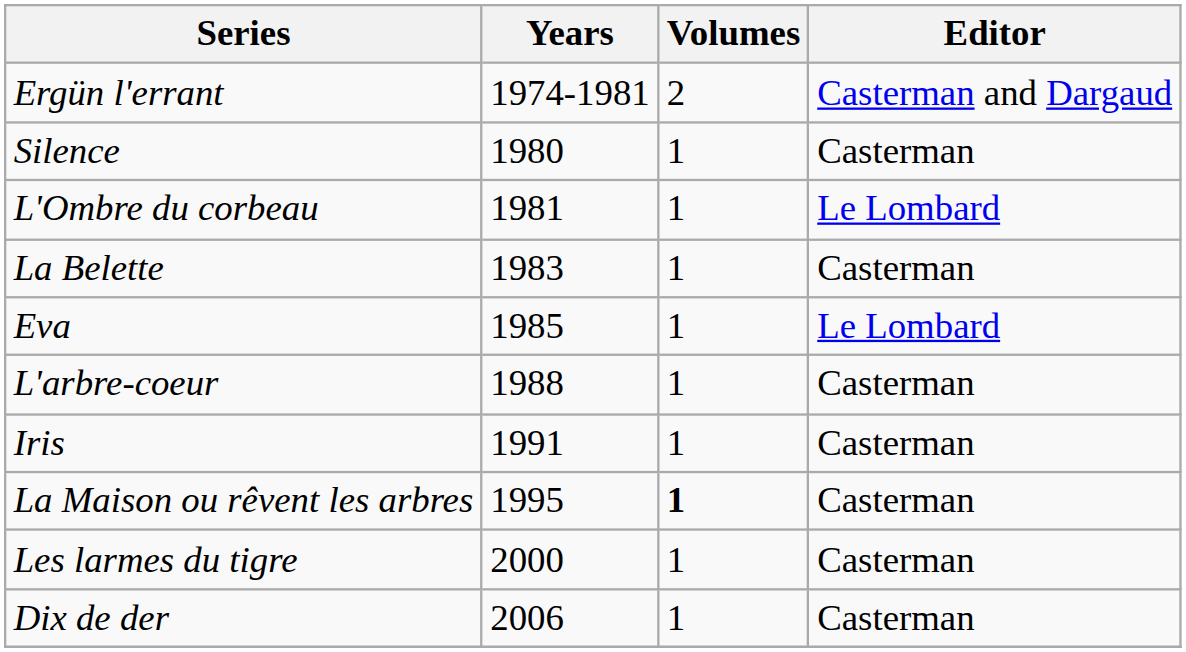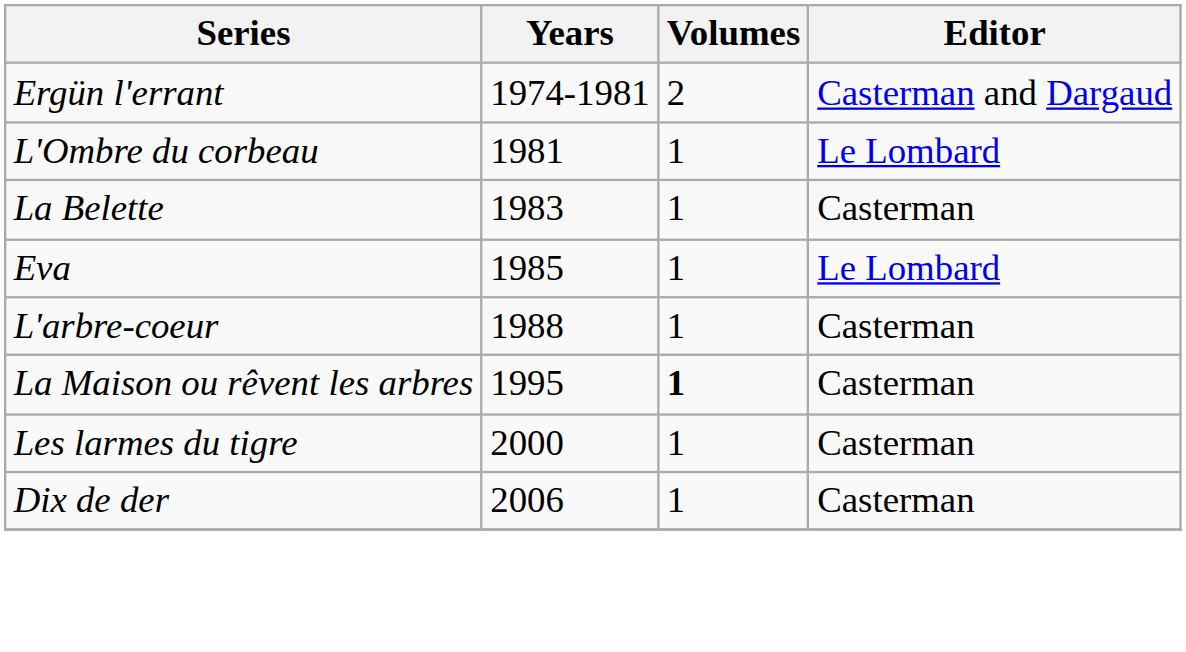- row: (67, 150)
- row: (39, 442)
